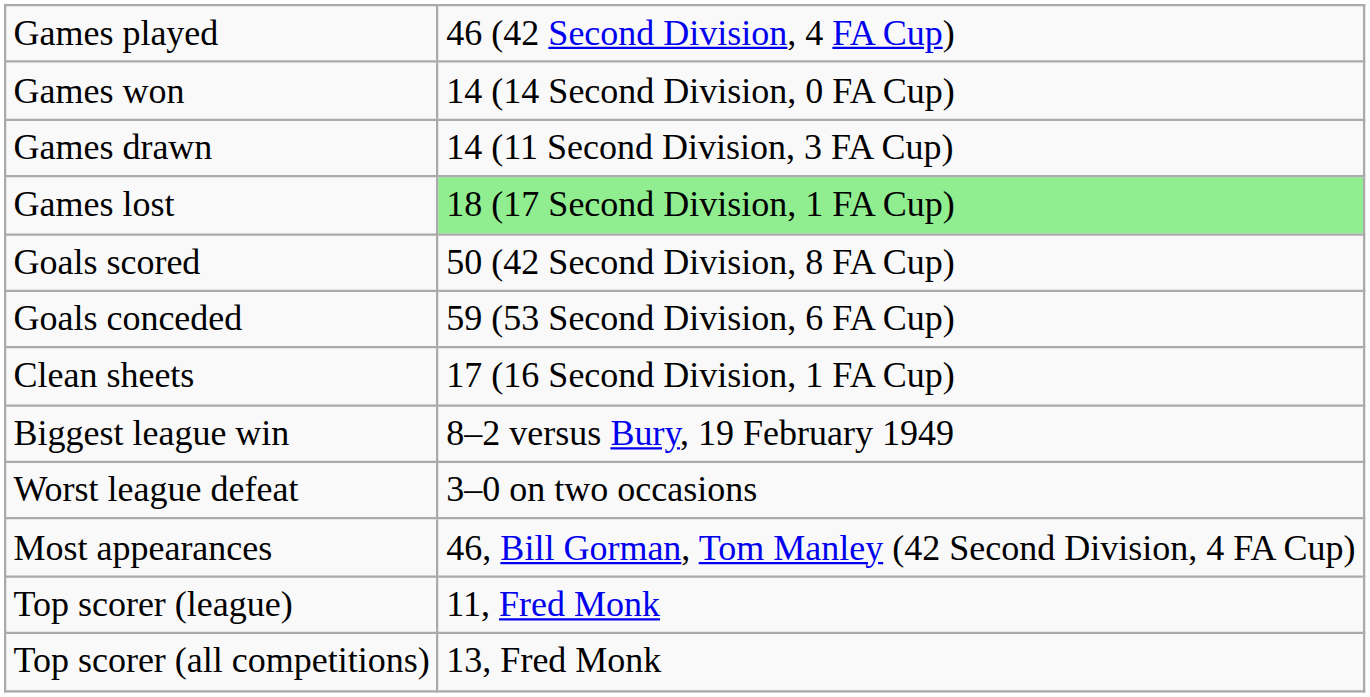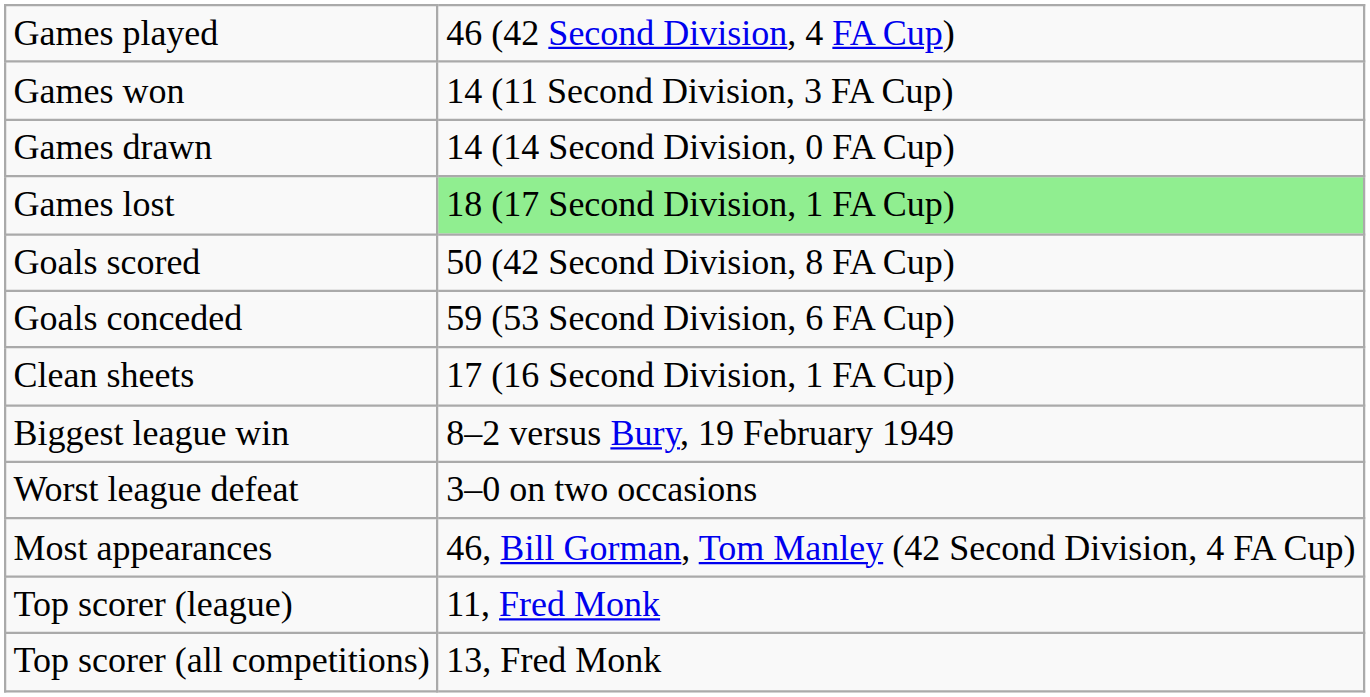(701, 90) 14 (14 Second Division, 0 FA Cup) -> (700, 90) 14 (11 Second Division, 3 FA Cup)
(700, 147) 14 (11 Second Division, 3 FA Cup) -> (701, 147) 14 (14 Second Division, 0 FA Cup)
